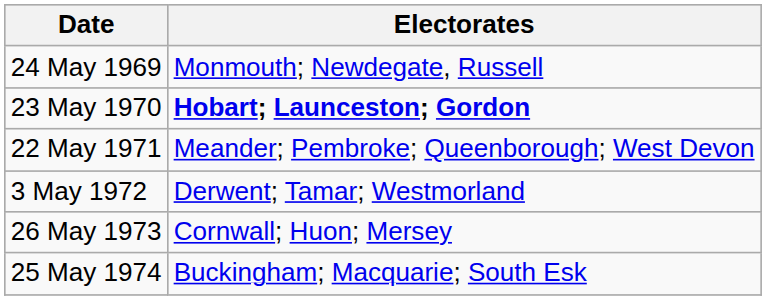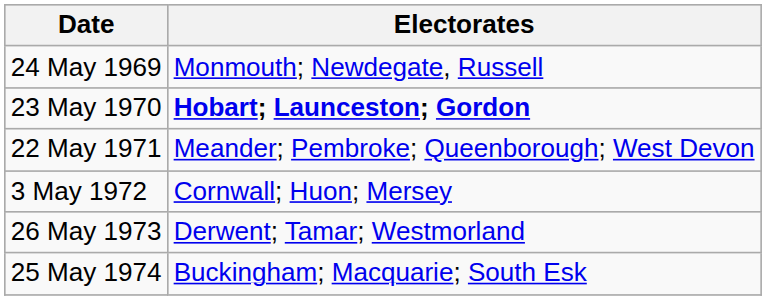(349, 190) Derwent; Tamar; Westmorland -> (313, 190) Cornwall; Huon; Mersey
(313, 231) Cornwall; Huon; Mersey -> (349, 231) Derwent; Tamar; Westmorland
